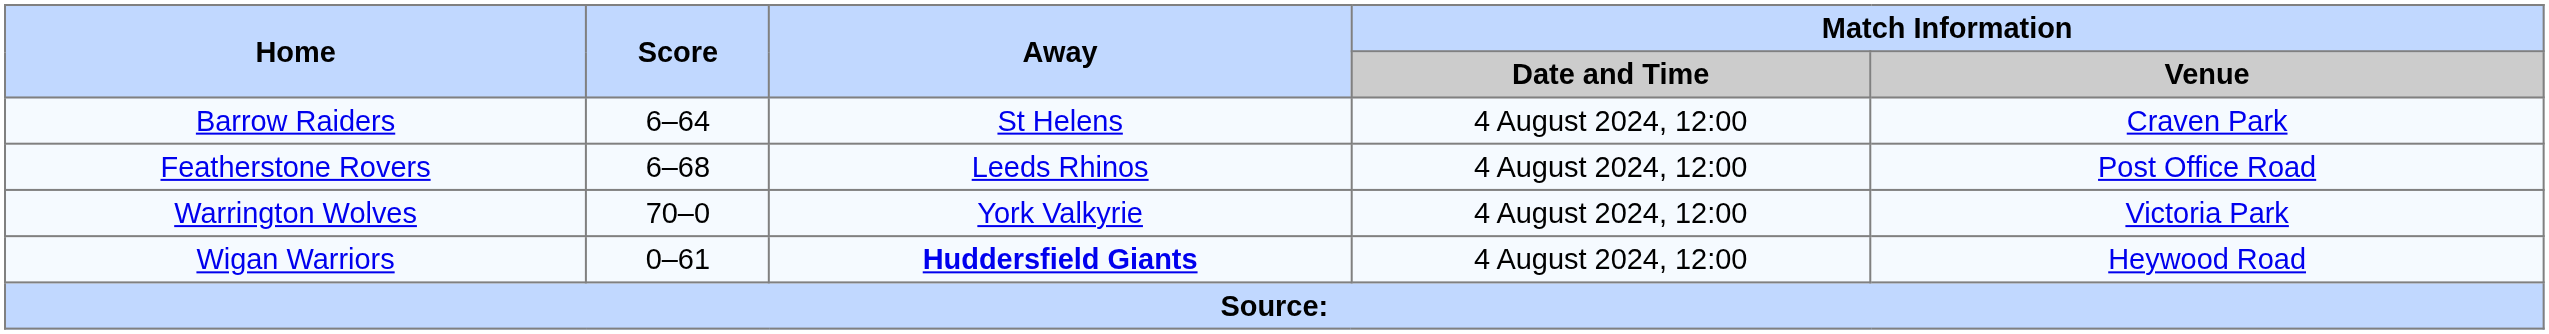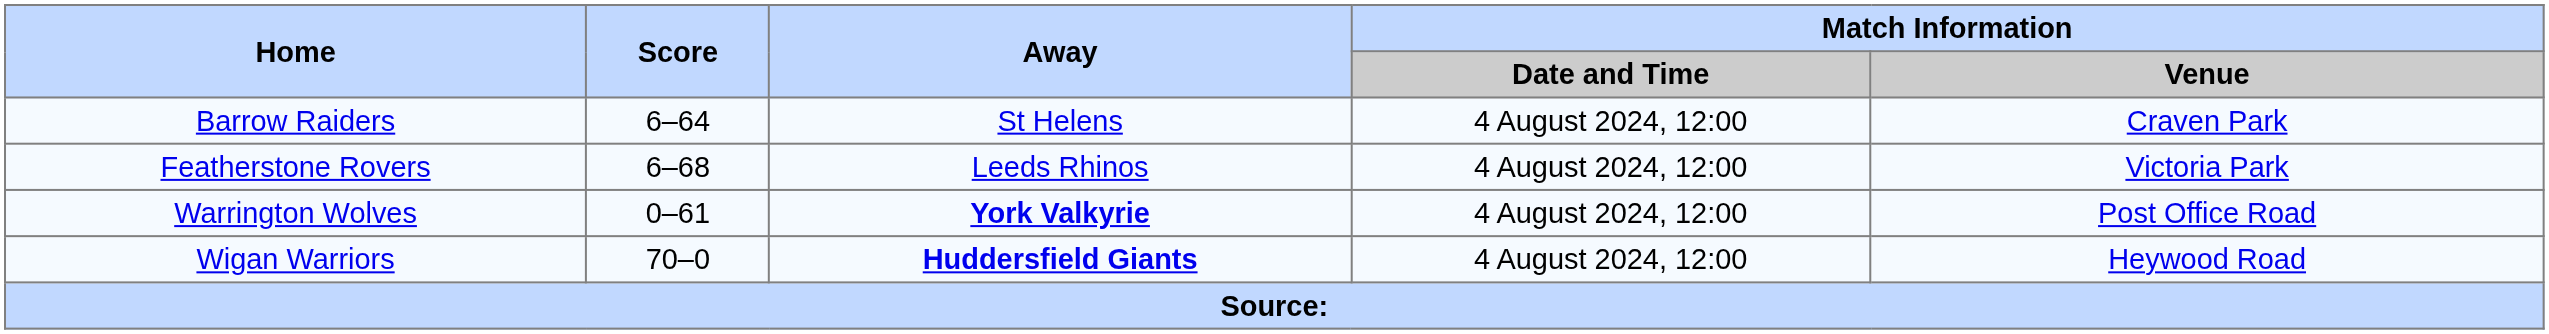(2207, 167) Post Office Road -> (2207, 167) Victoria Park
(678, 213) 70–0 -> (678, 213) 0–61
(1060, 213) normal -> (1060, 213) bold
(2207, 213) Victoria Park -> (2207, 213) Post Office Road
(678, 259) 0–61 -> (678, 259) 70–0
